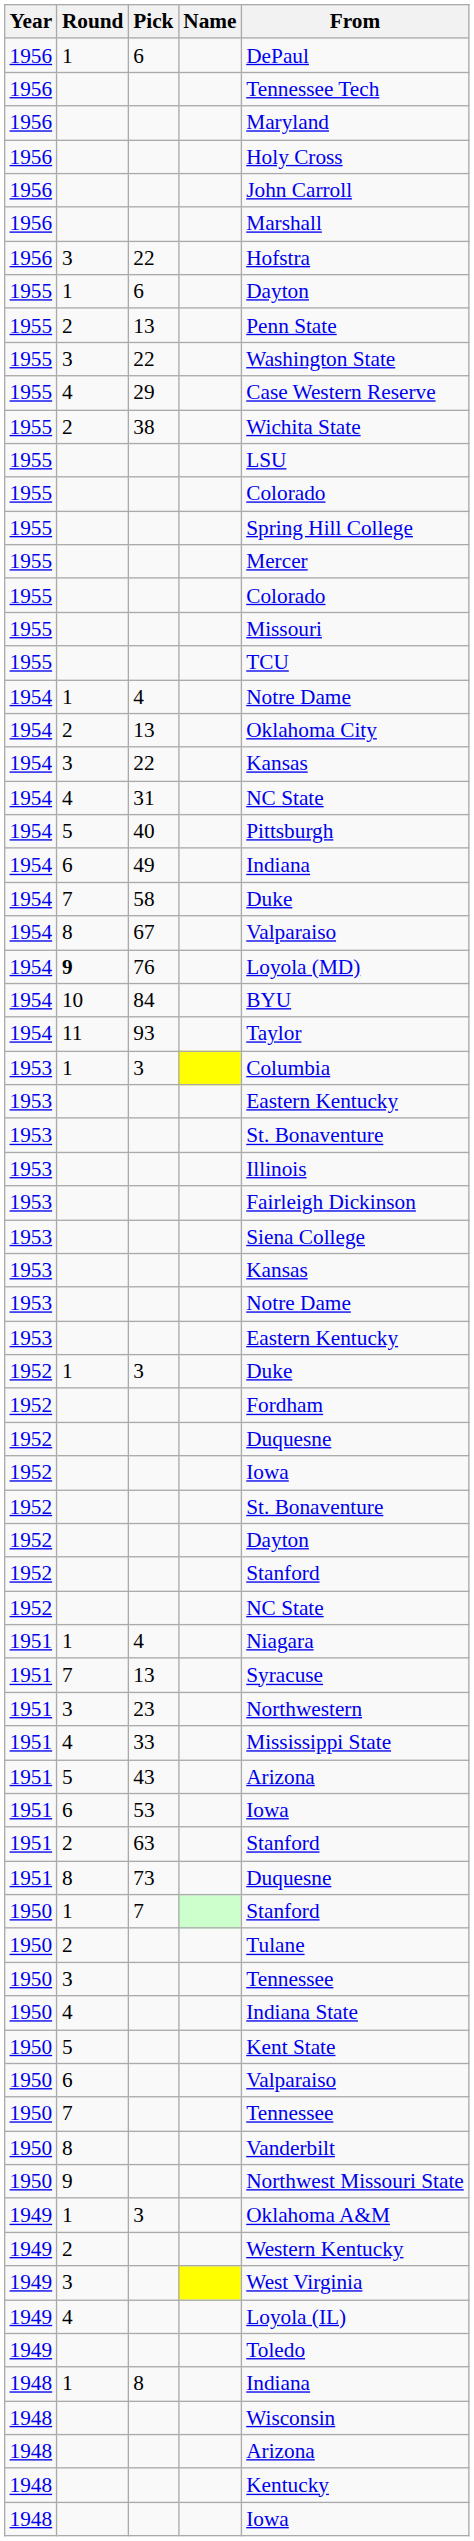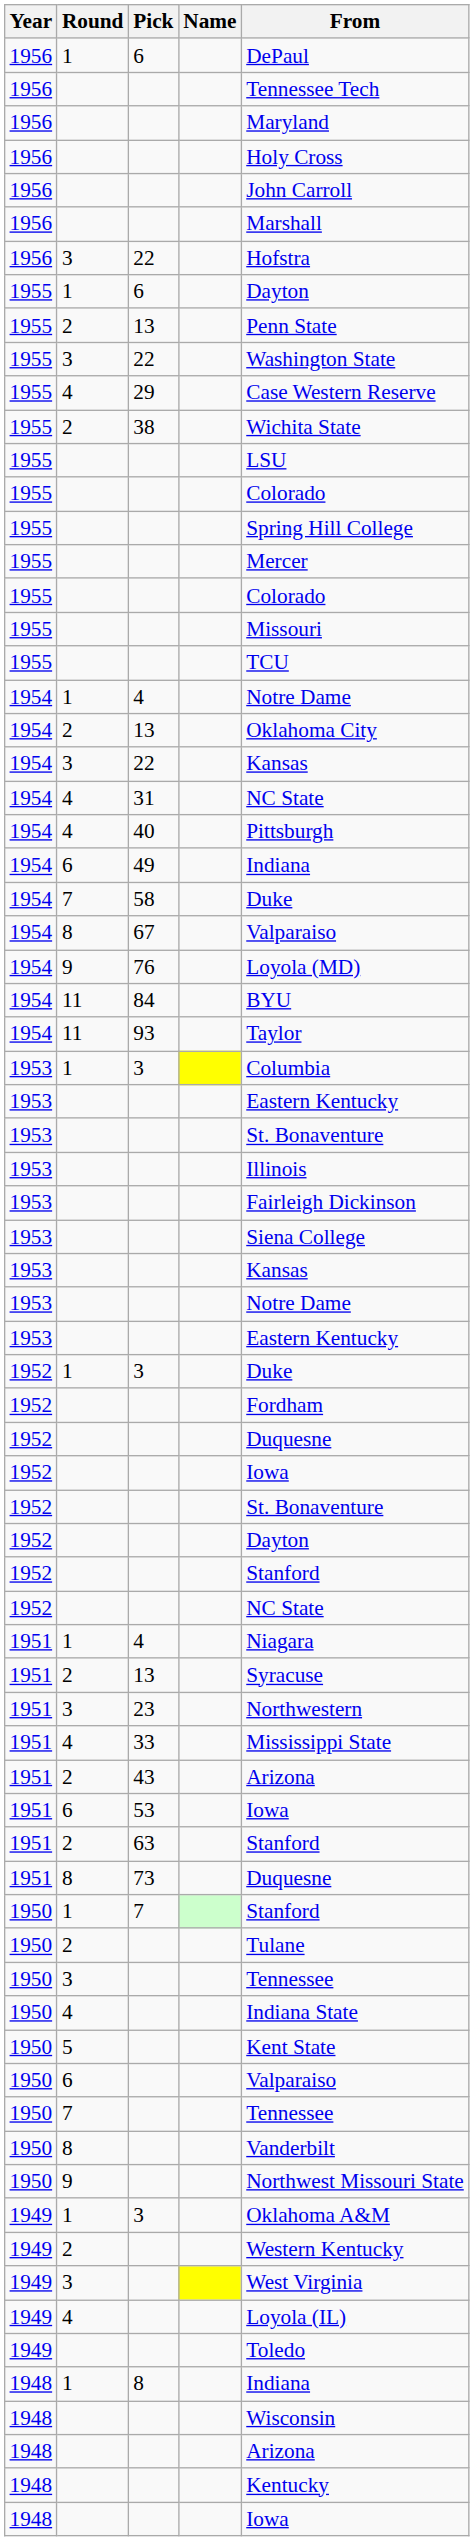(67, 831) 5 -> (67, 831) 4
(67, 966) bold -> (67, 966) normal
(73, 1000) 10 -> (72, 1000) 11
(67, 1675) 7 -> (67, 1675) 2
(67, 1776) 5 -> (67, 1776) 2
